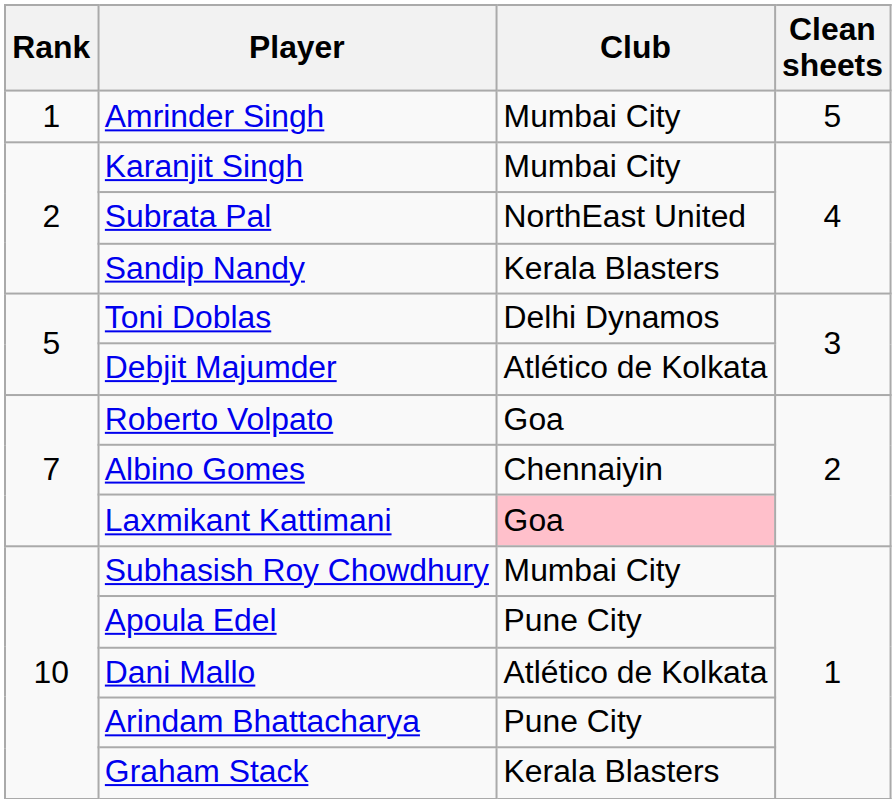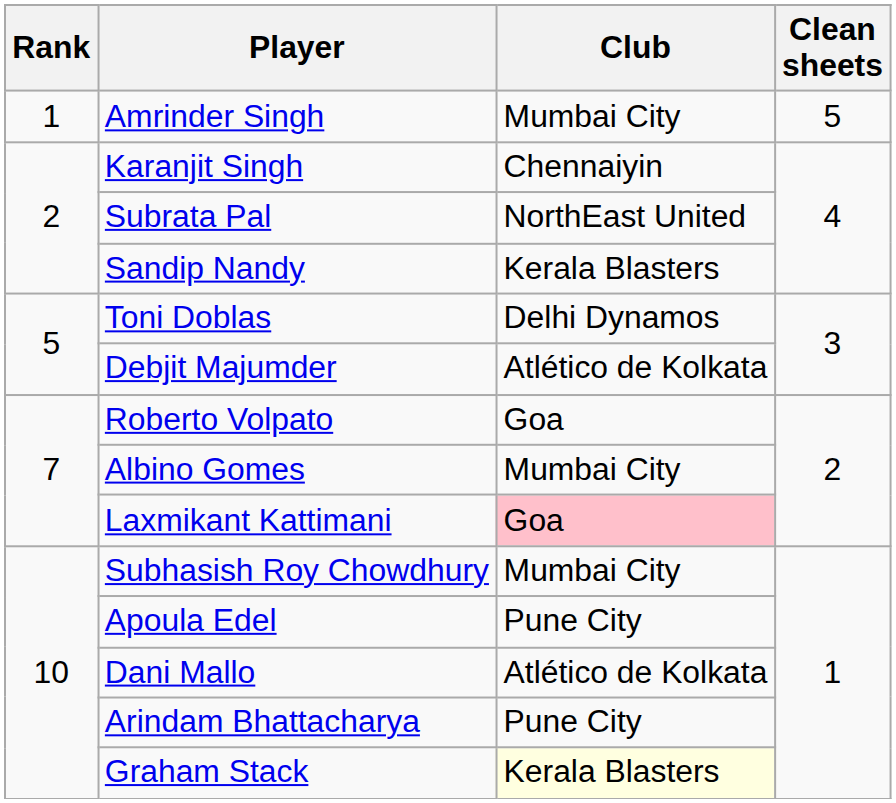(592, 166) Mumbai City -> (583, 166) Chennaiyin
(583, 469) Chennaiyin -> (592, 469) Mumbai City
(612, 772) no background -> (612, 772) lightyellow background
